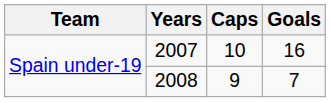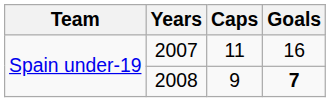(235, 50) 10 -> (235, 50) 11
(294, 81) normal -> (294, 81) bold
